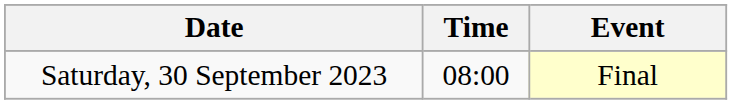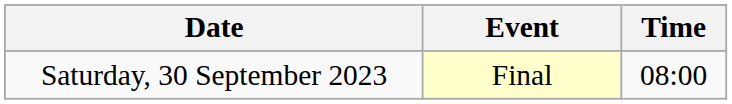columns swapped: (476, 27) <-> (628, 27)
